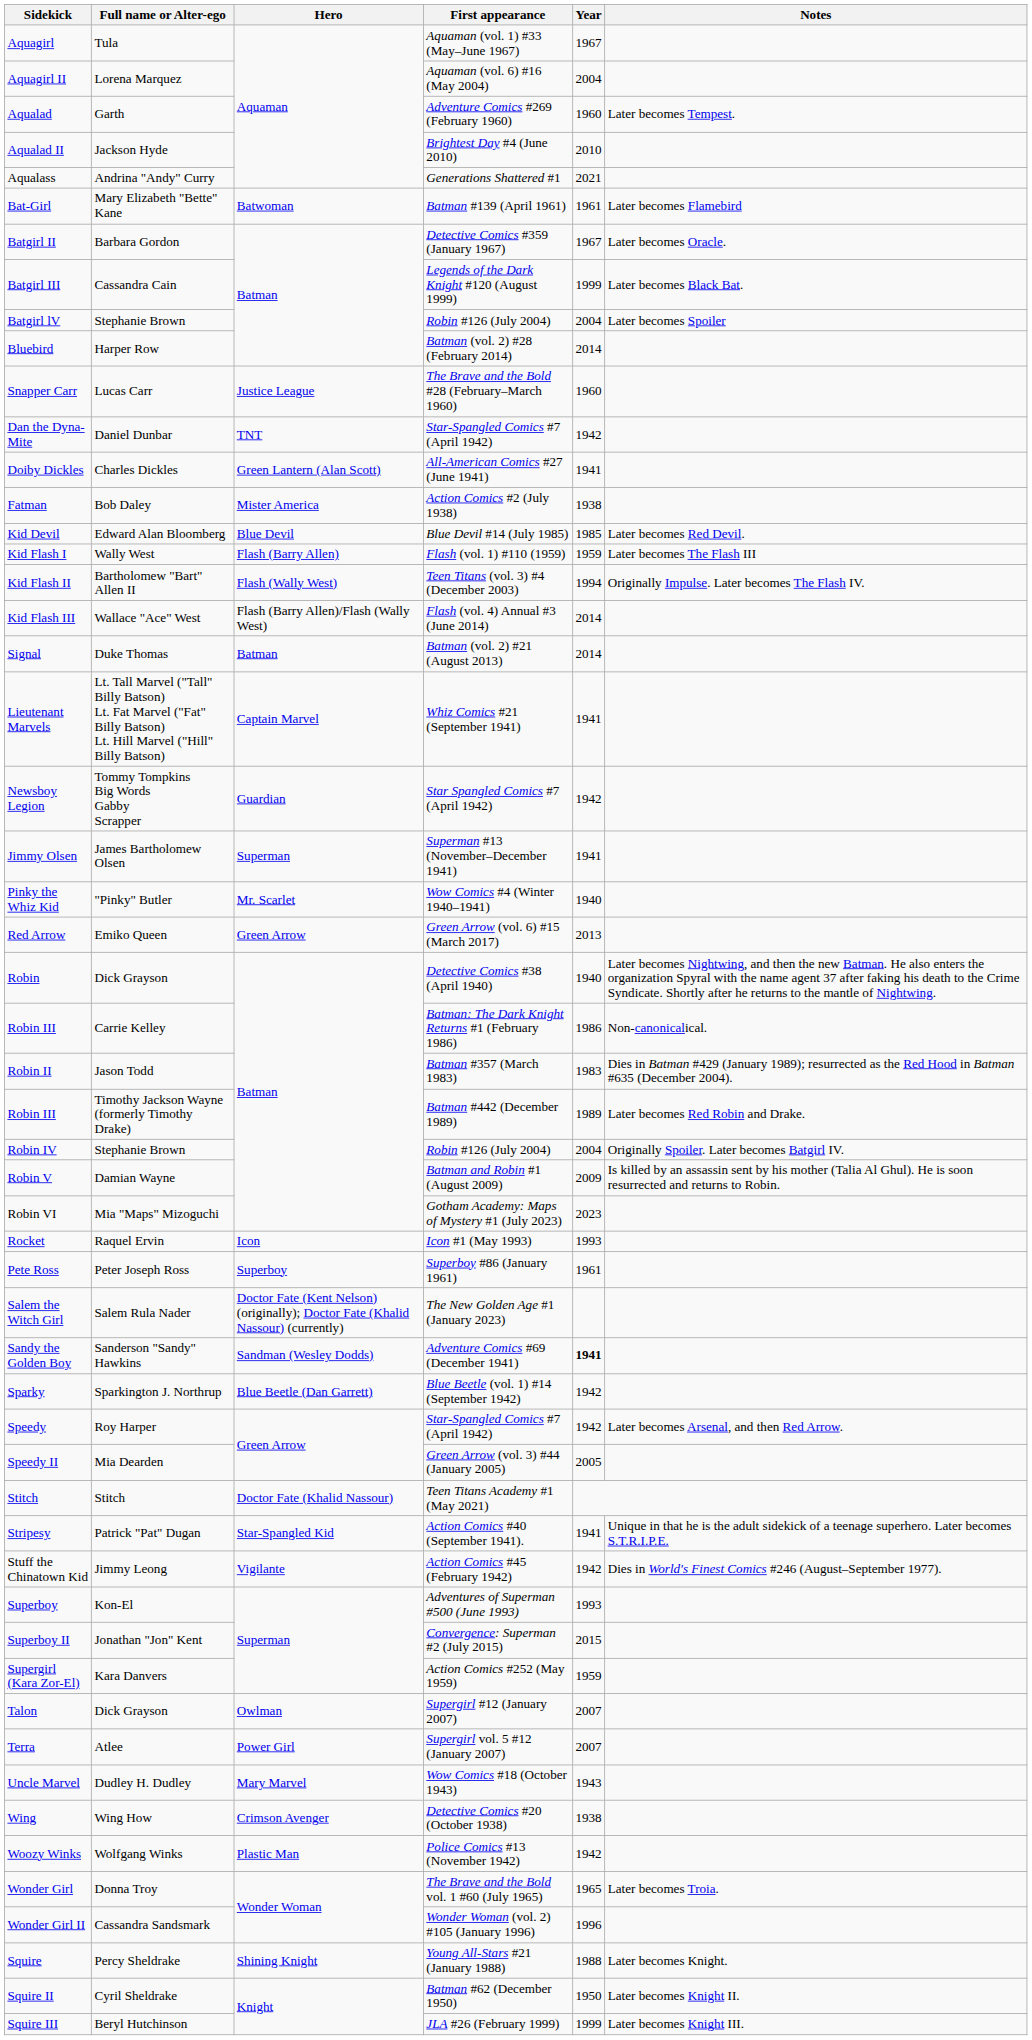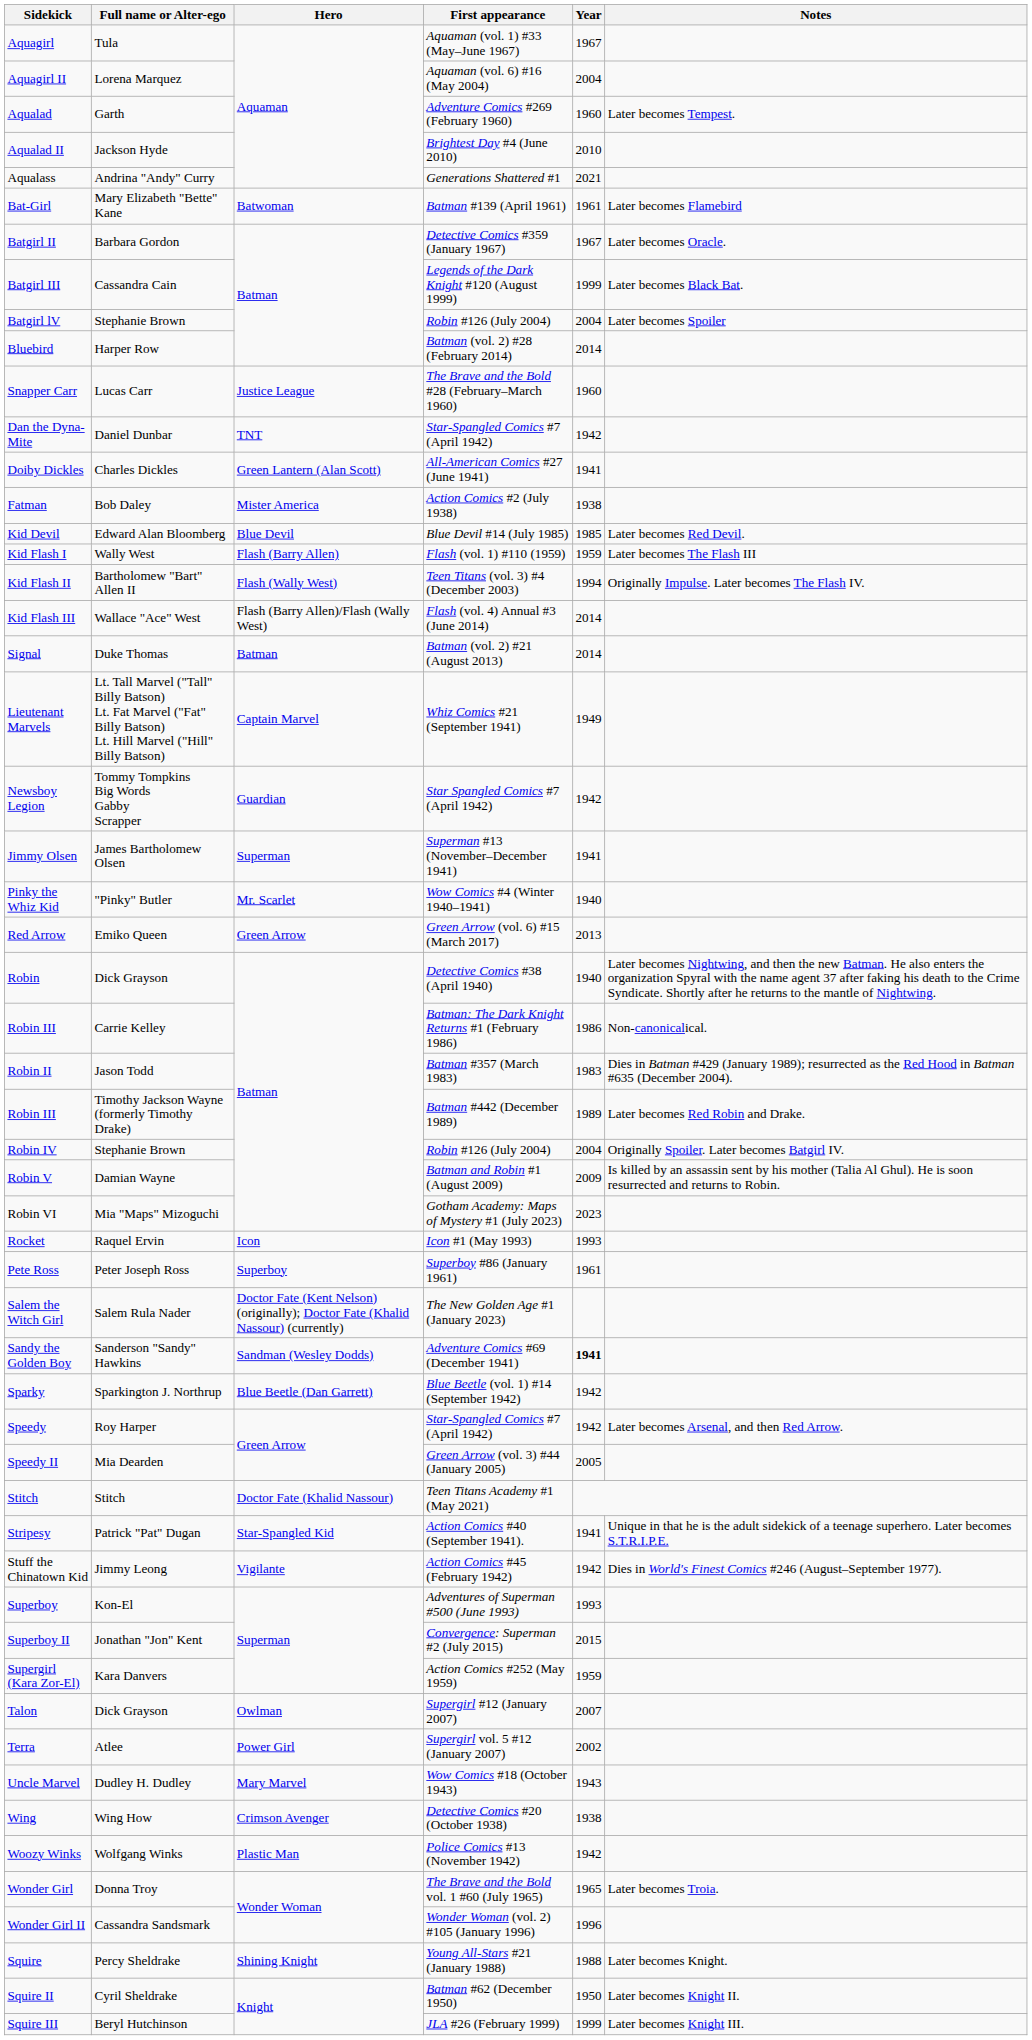(589, 718) 1941 -> (589, 718) 1949
(589, 1746) 2007 -> (589, 1746) 2002
